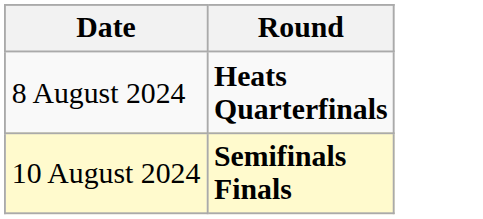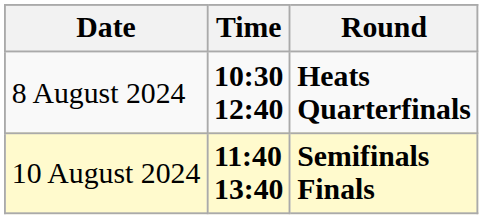+ column: (249, 28)
